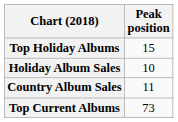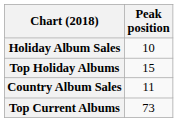rows swapped: (64, 68) <-> (64, 48)
